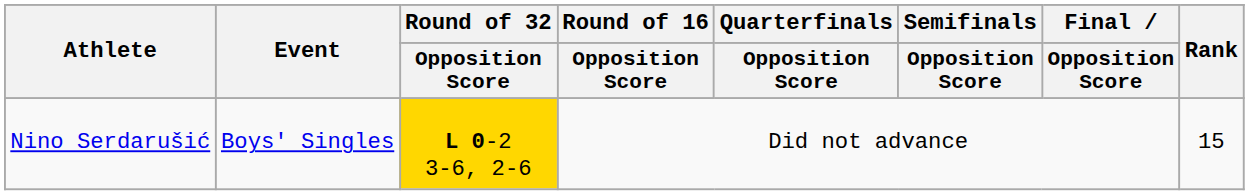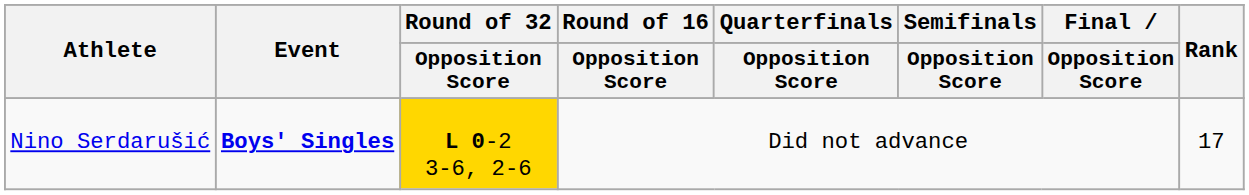(308, 143) normal -> (308, 143) bold
(1211, 143) 15 -> (1211, 143) 17
